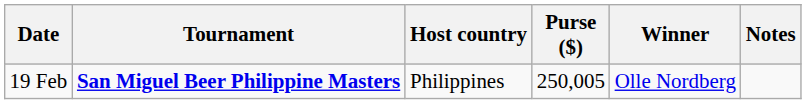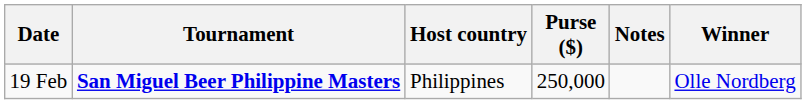columns swapped: (675, 34) <-> (771, 34)
(571, 81) 250,005 -> (571, 81) 250,000
